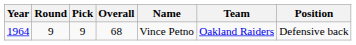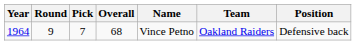(83, 31) 9 -> (83, 31) 7
